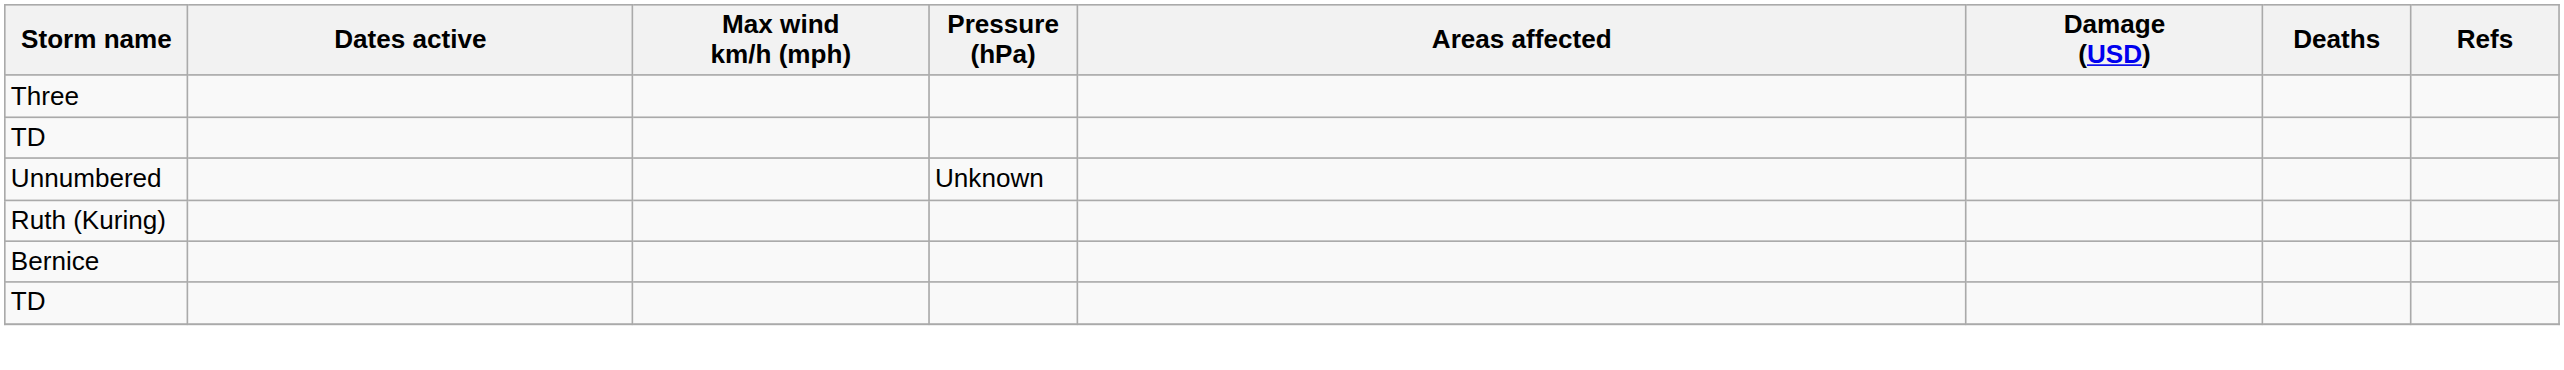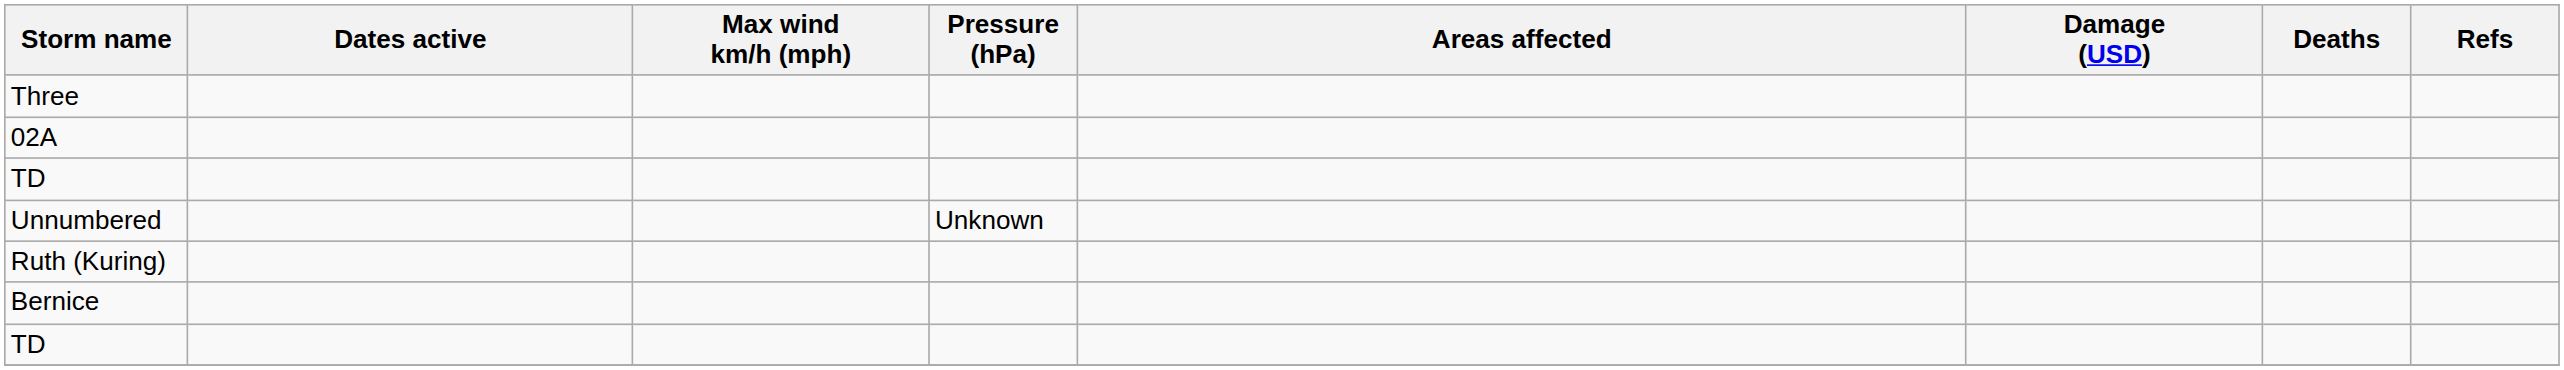+ row: (34, 137)
